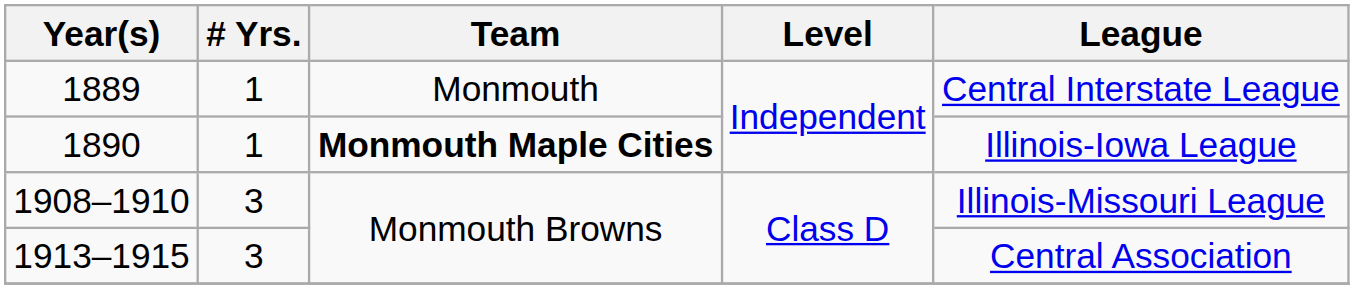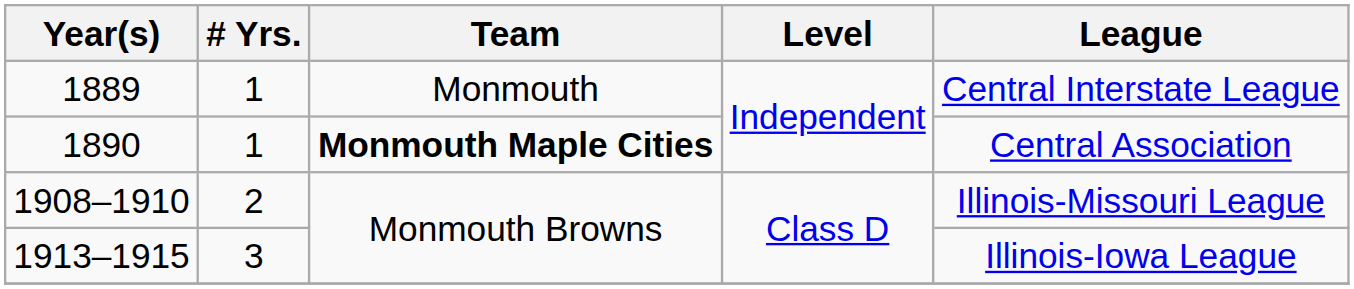(1141, 145) Illinois-Iowa League -> (1141, 145) Central Association
(254, 201) 3 -> (254, 201) 2
(1141, 257) Central Association -> (1141, 257) Illinois-Iowa League
